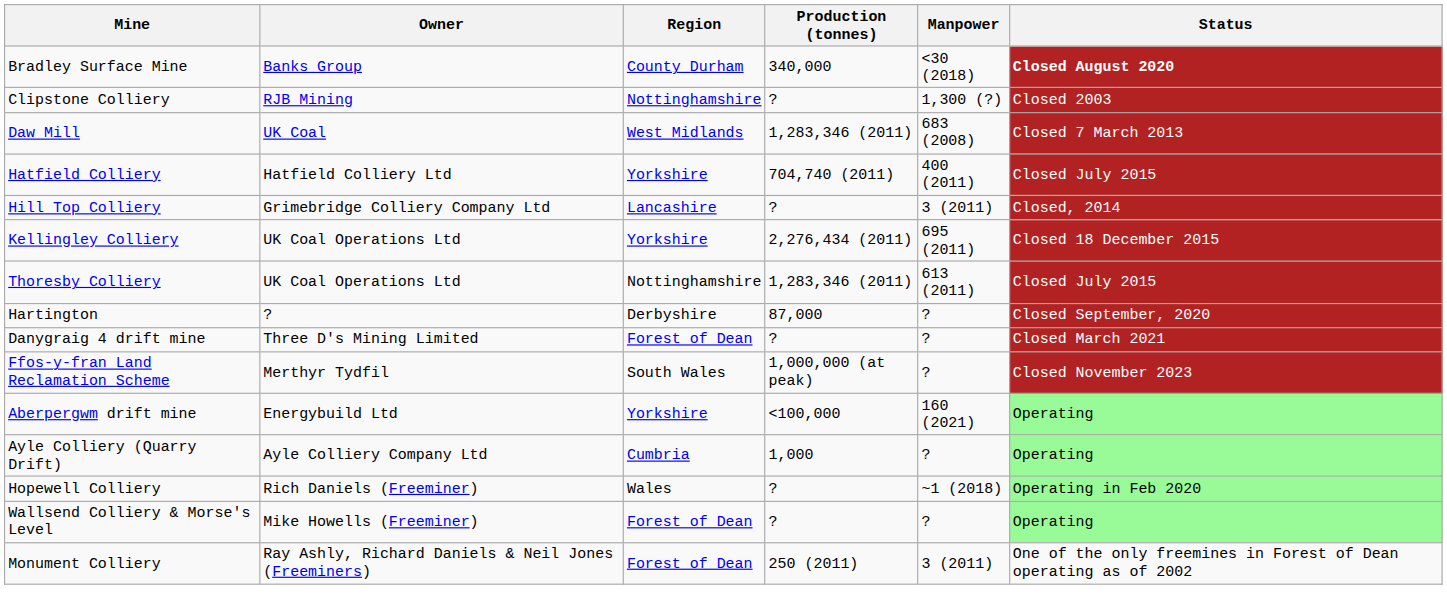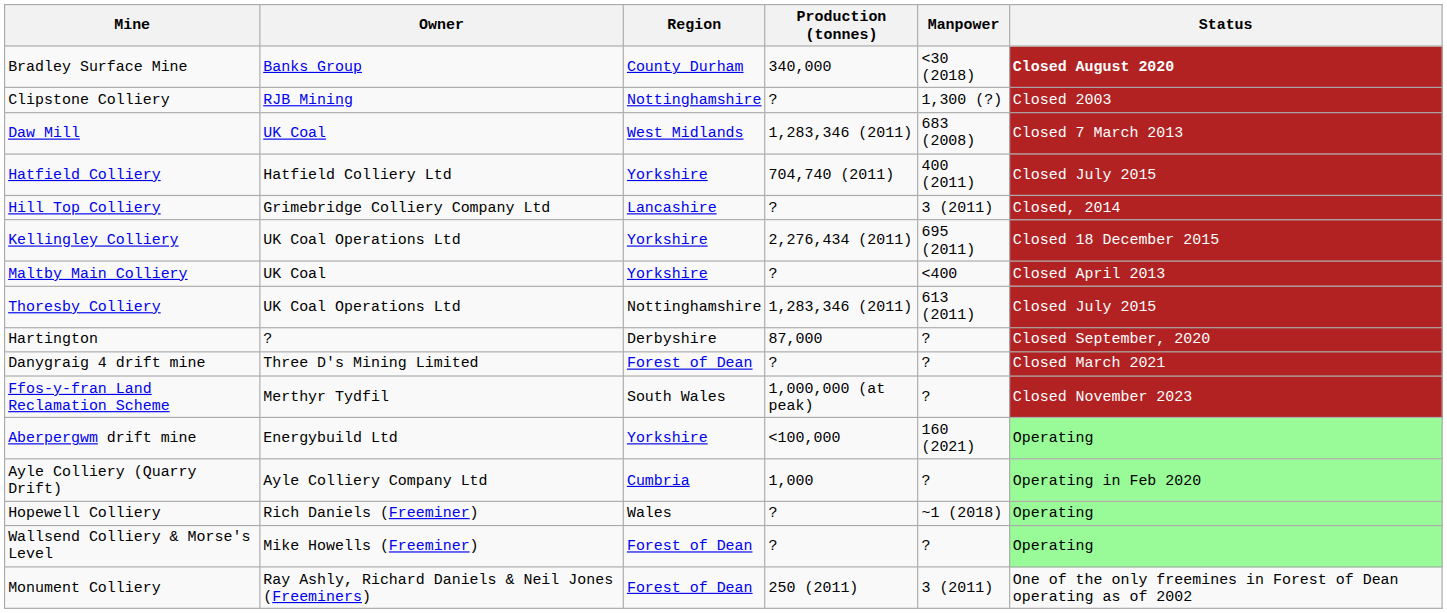+ row: (98, 274)
(1053, 456) Operating -> (1107, 480) Operating in Feb 2020
(1107, 489) Operating in Feb 2020 -> (1053, 513) Operating
